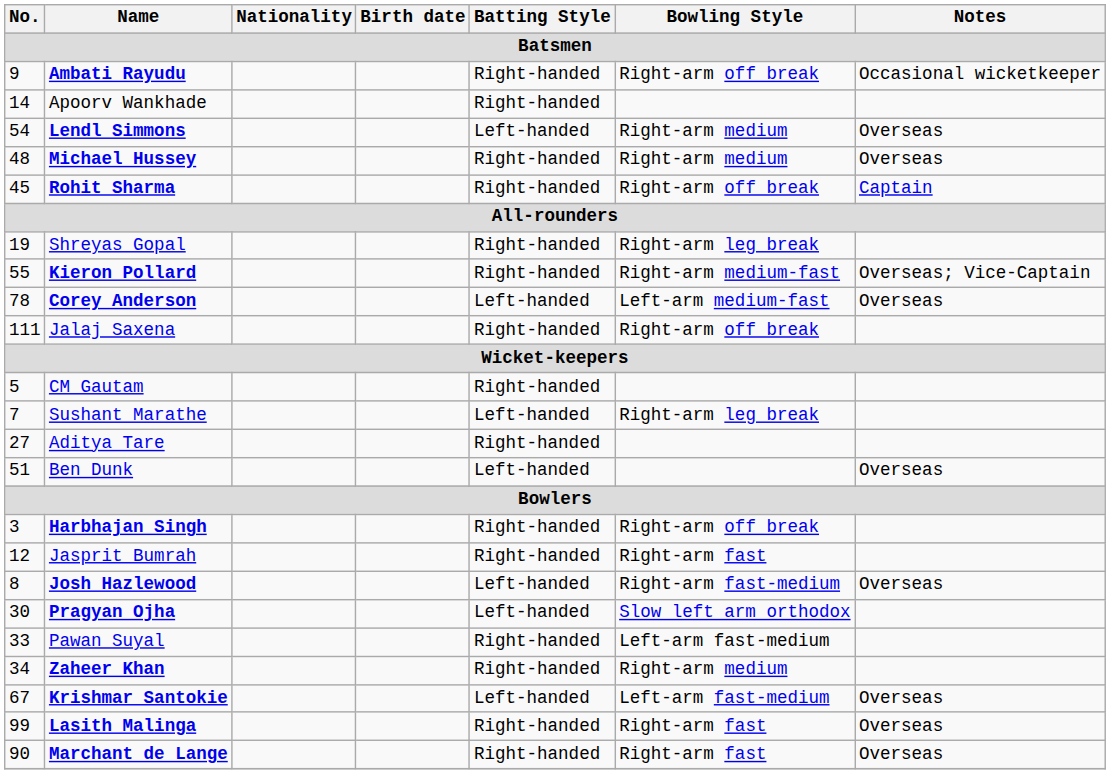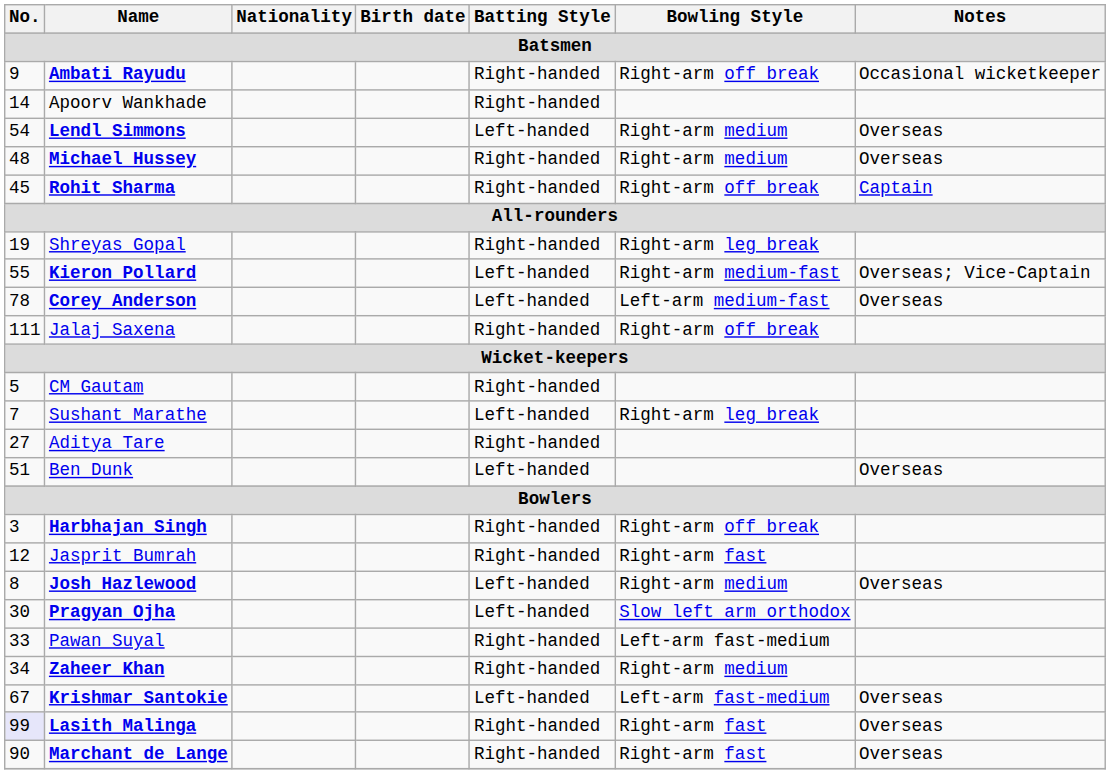(537, 274) Right-handed -> (532, 274) Left-handed
(730, 585) Right-arm fast-medium -> (703, 585) Right-arm medium
(19, 727) no background -> (19, 727) lavender background
